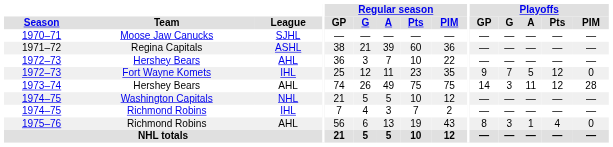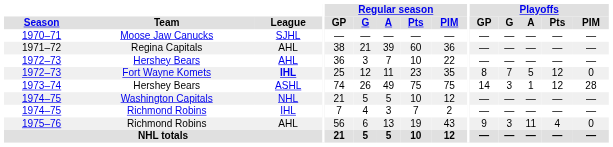(288, 48) ASHL -> (288, 48) AHL
(288, 73) normal -> (288, 73) bold
(484, 73) 9 -> (484, 73) 8
(288, 86) AHL -> (288, 86) ASHL
(531, 86) 11 -> (531, 86) 1
(484, 123) 8 -> (484, 123) 9
(531, 123) 1 -> (531, 123) 11
